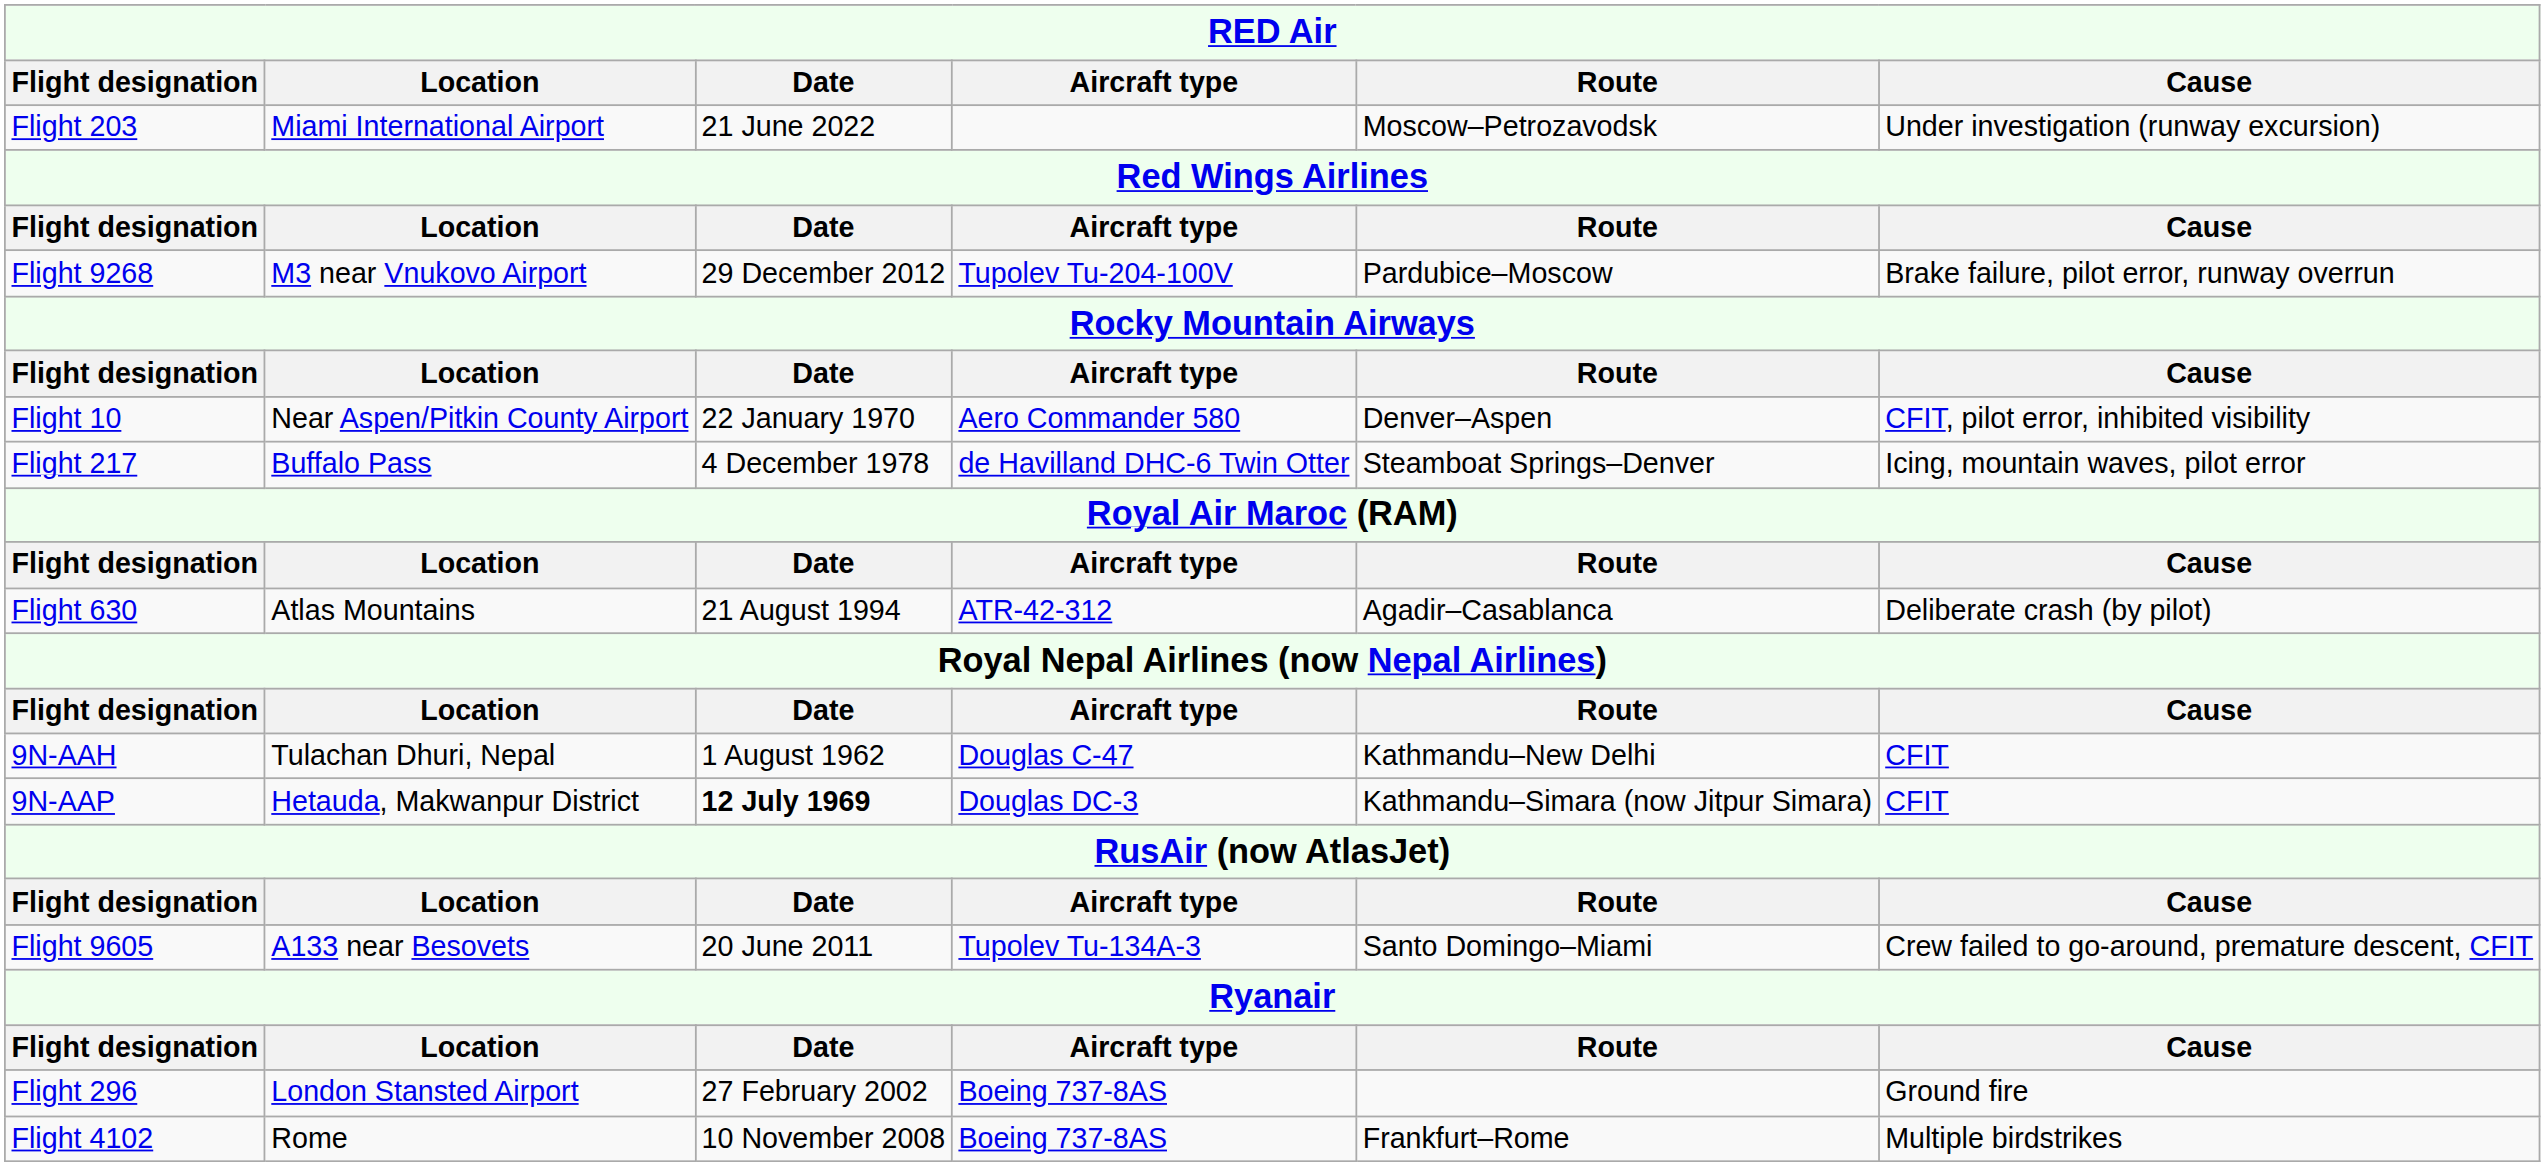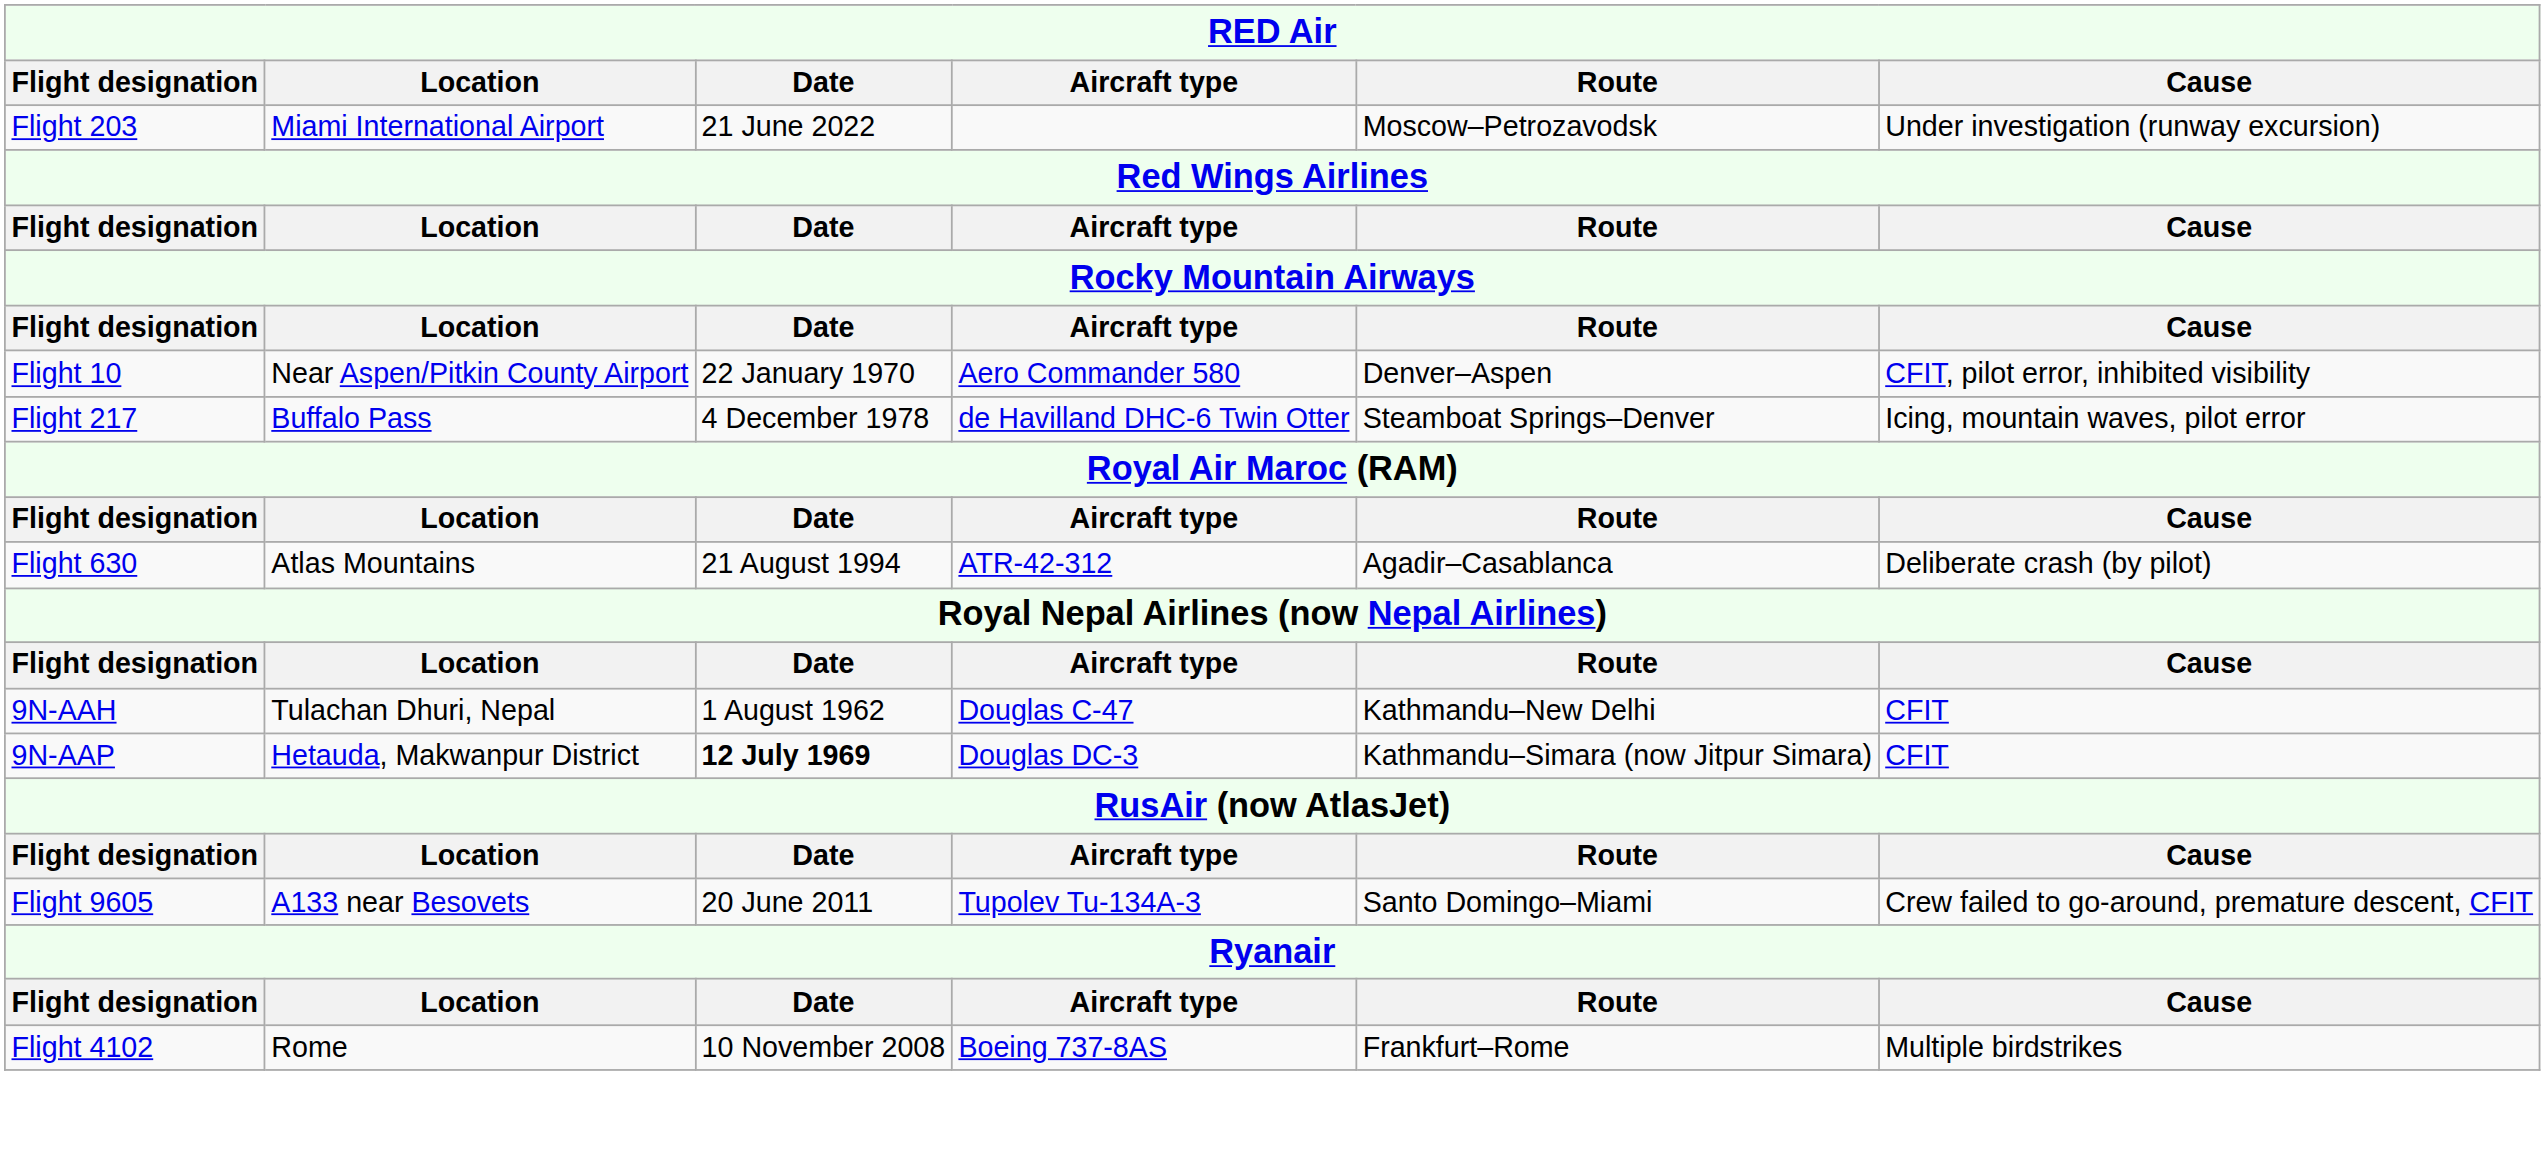- row: (82, 273)
- row: (74, 1092)
